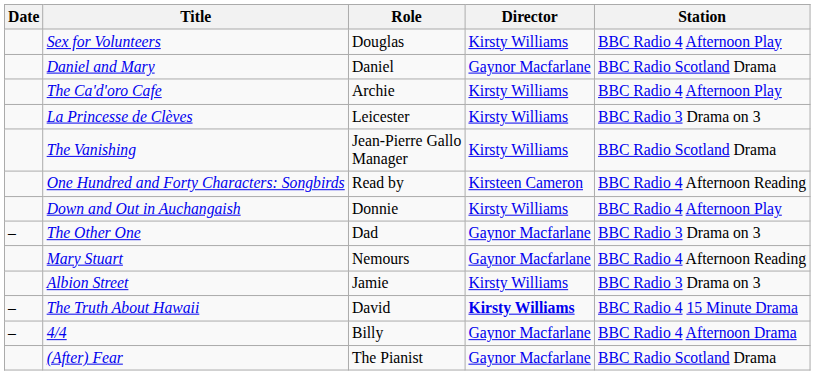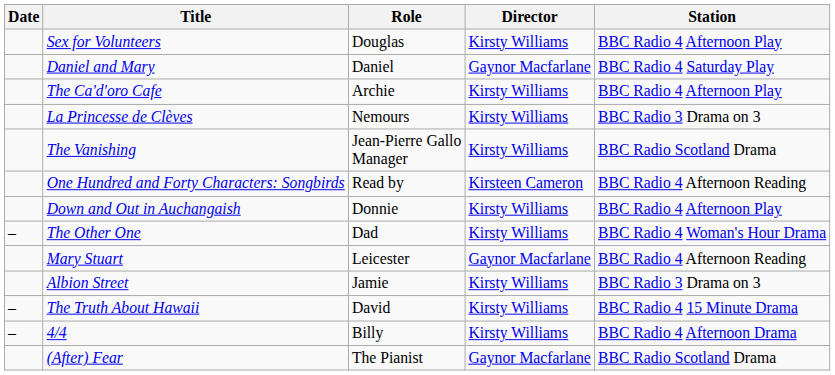(687, 66) BBC Radio Scotland Drama -> (686, 66) BBC Radio 4 Saturday Play
(381, 116) Leicester -> (381, 116) Nemours
(530, 233) Gaynor Macfarlane -> (518, 233) Kirsty Williams
(679, 233) BBC Radio 3 Drama on 3 -> (712, 233) BBC Radio 4 Woman's Hour Drama
(381, 258) Nemours -> (381, 258) Leicester
(522, 308) bold -> (518, 308) normal
(530, 332) Gaynor Macfarlane -> (518, 332) Kirsty Williams
